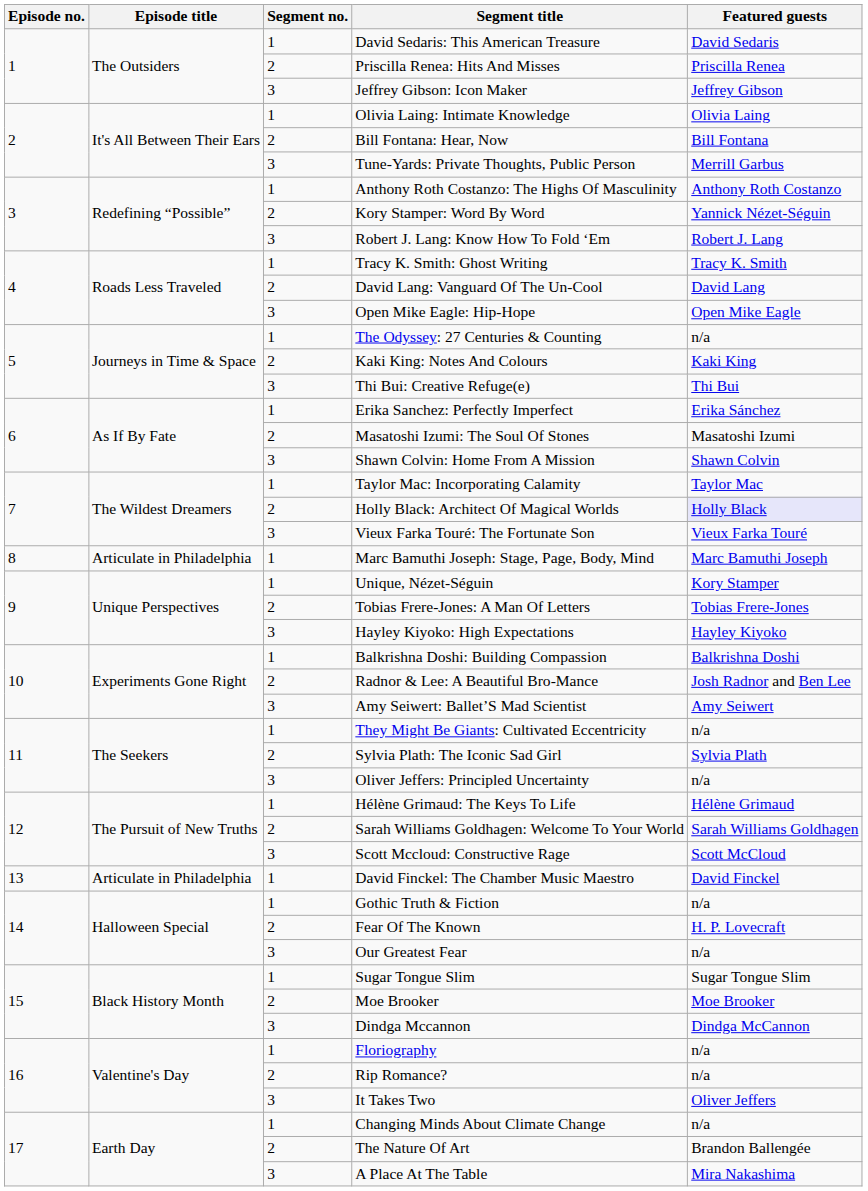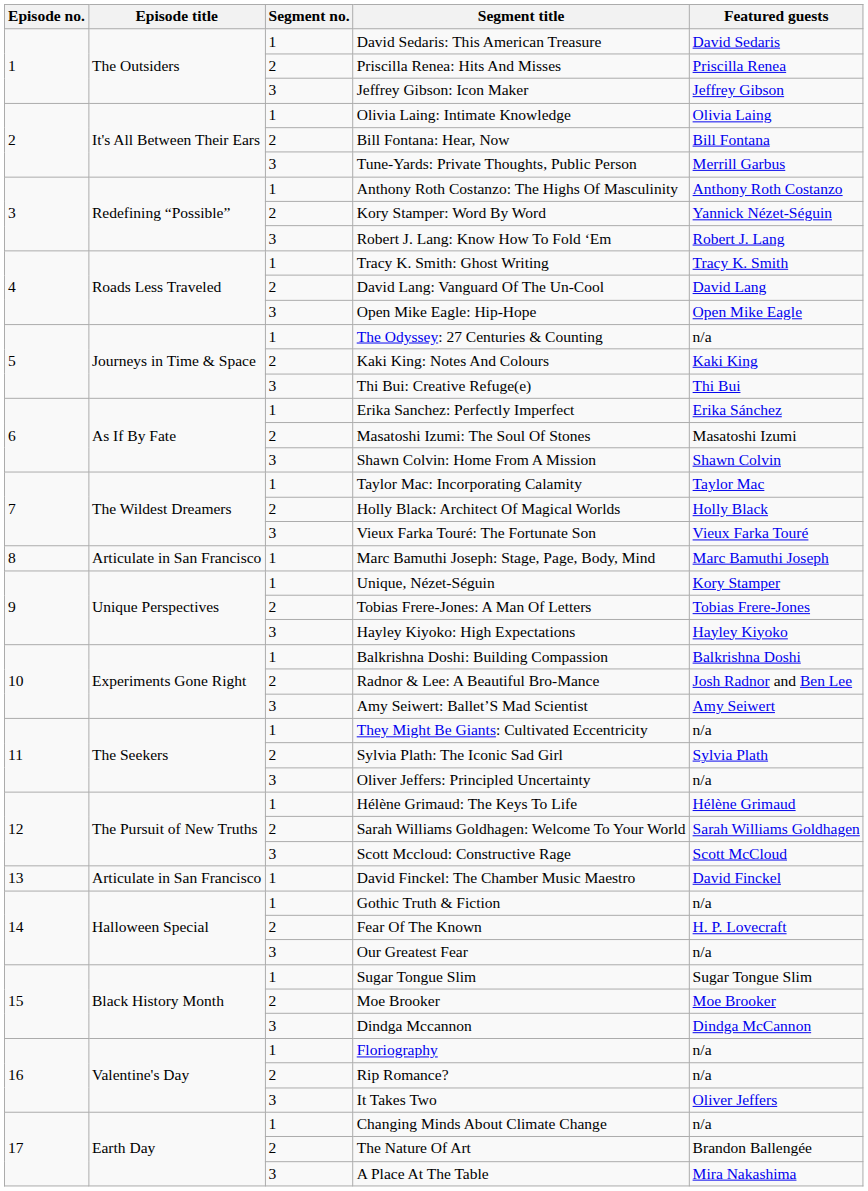(729, 509) lavender background -> (730, 509) no background
(172, 558) Articulate in Philadelphia -> (177, 558) Articulate in San Francisco
(172, 878) Articulate in Philadelphia -> (177, 878) Articulate in San Francisco
